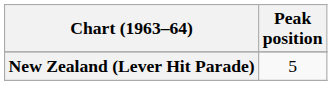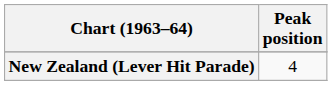(293, 66) 5 -> (293, 66) 4
